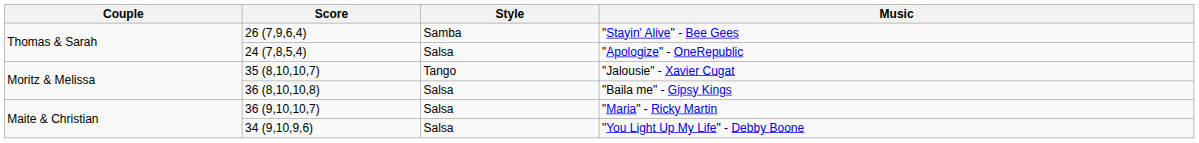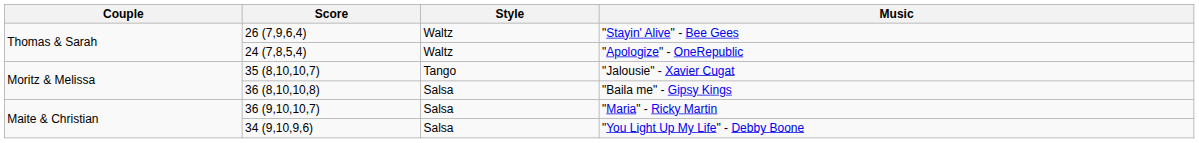(443, 33) Samba -> (438, 33) Waltz
(439, 52) Salsa -> (438, 52) Waltz
